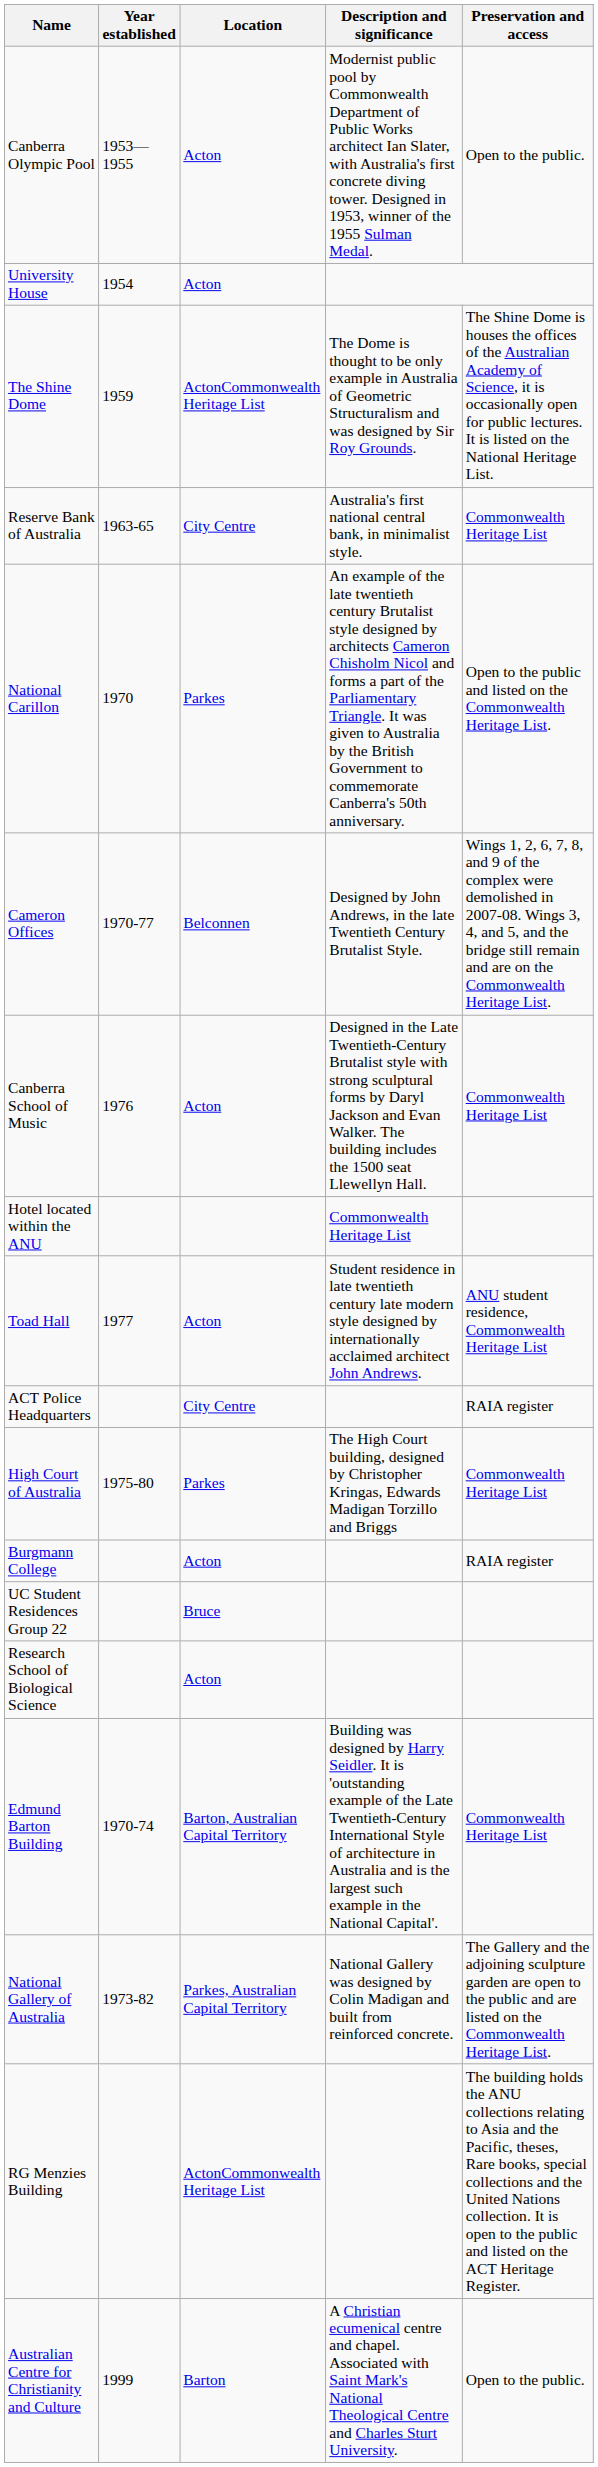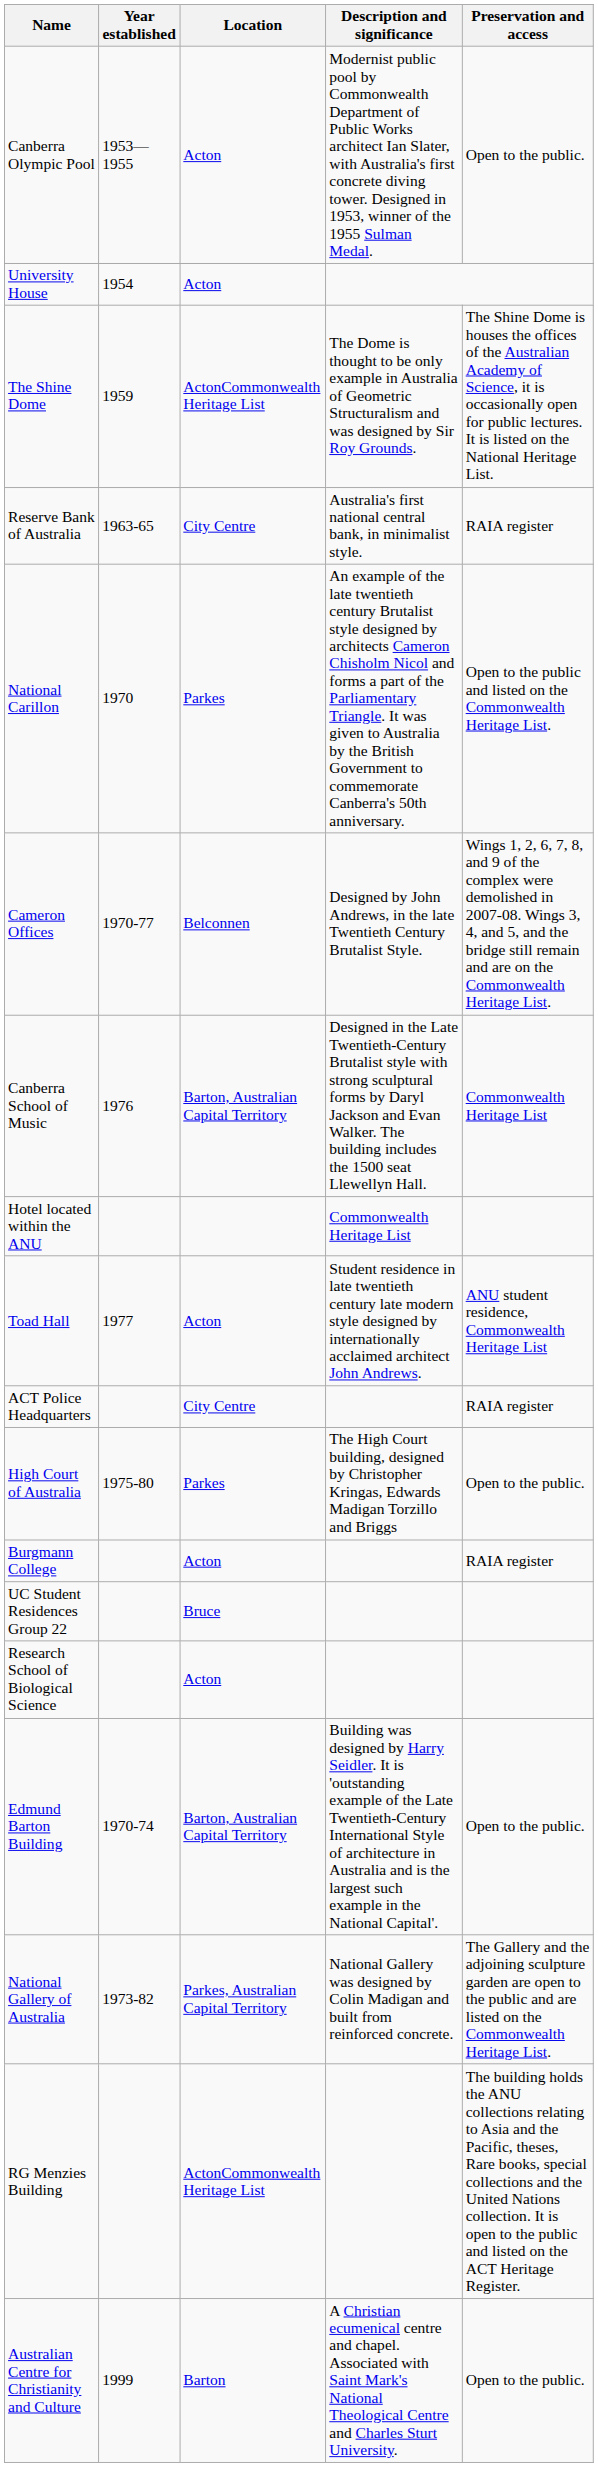(515, 525) Commonwealth Heritage List -> (509, 525) RAIA register
(202, 1105) Acton -> (240, 1105) Barton, Australian Capital Territory
(515, 1483) Commonwealth Heritage List -> (525, 1483) Open to the public.
(515, 1826) Commonwealth Heritage List -> (525, 1826) Open to the public.
